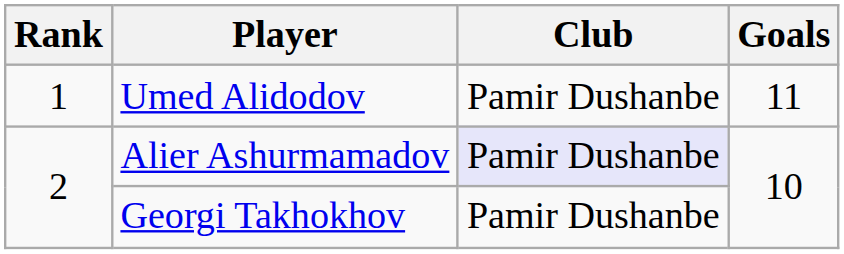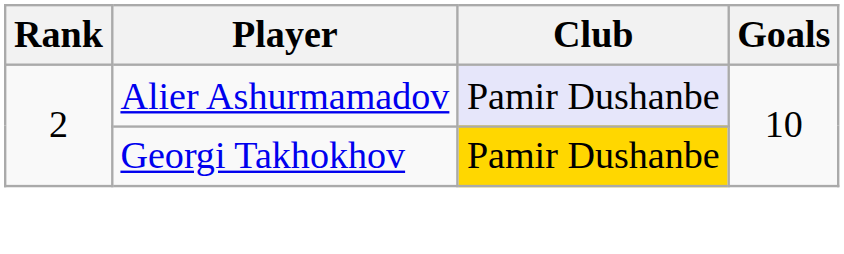- row: (243, 95)
(593, 215) no background -> (593, 155) gold background
